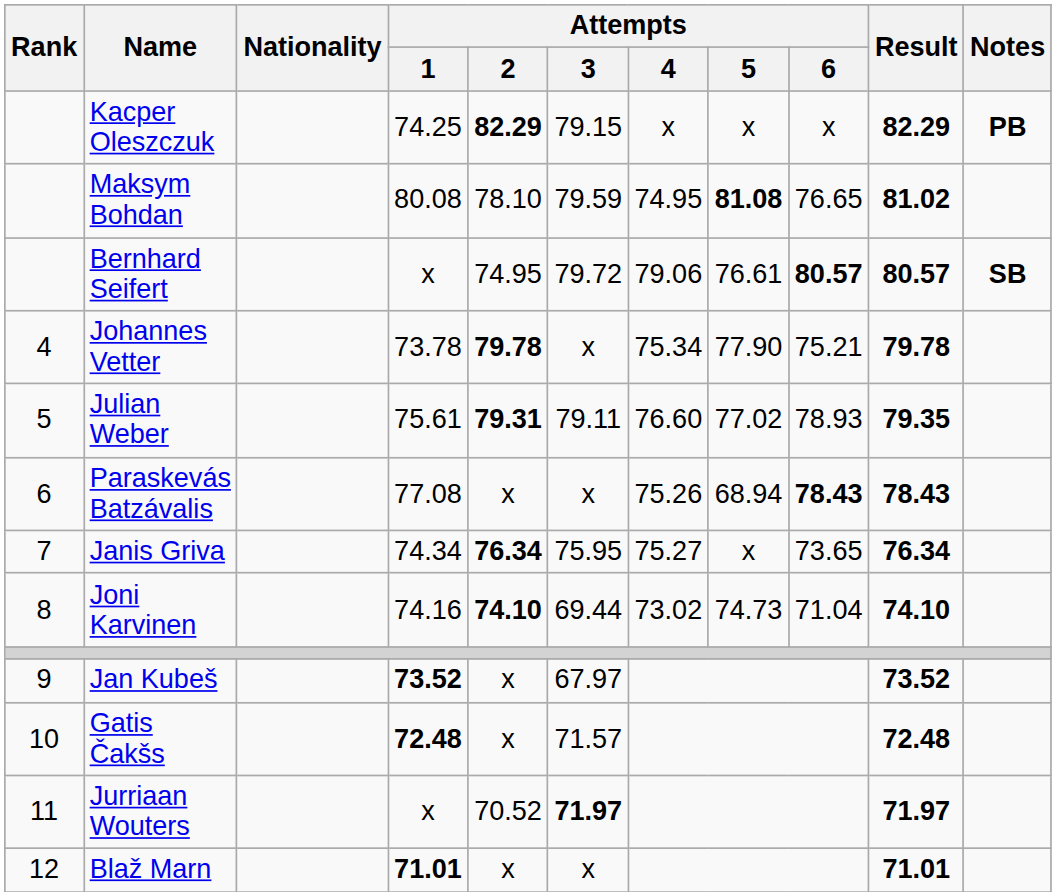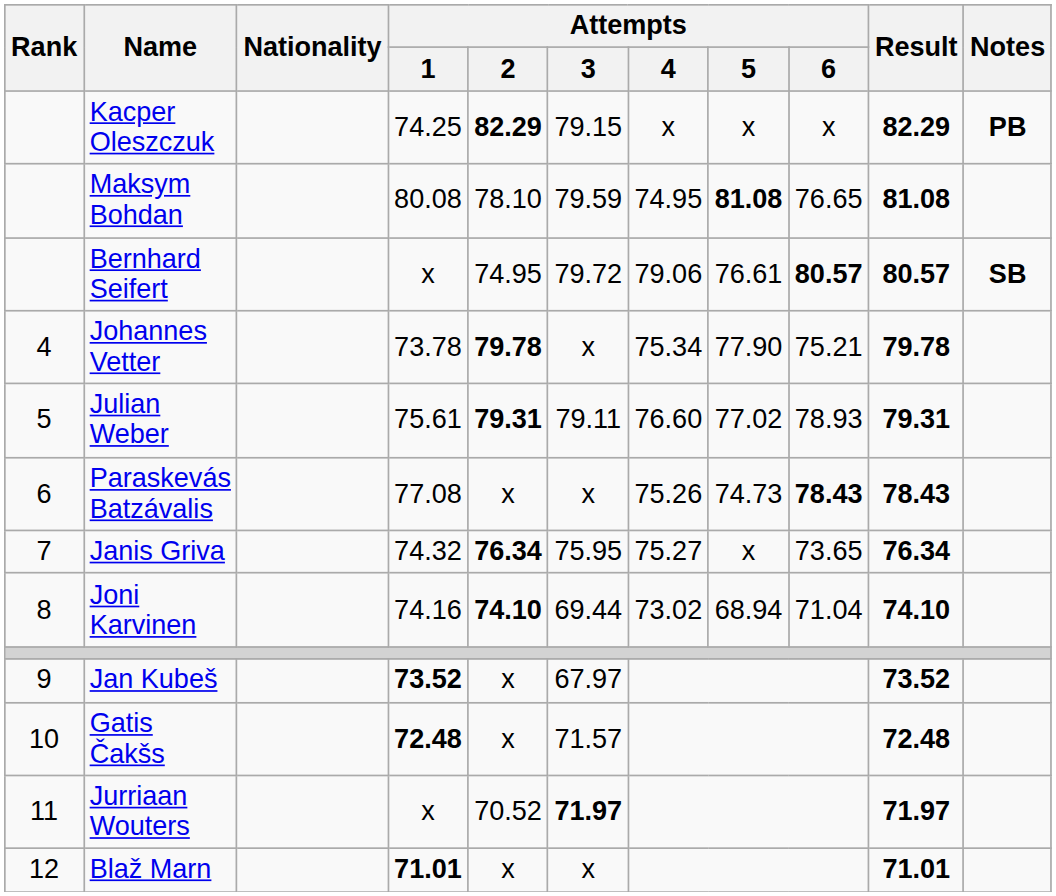(916, 200) 81.02 -> (916, 200) 81.08
(916, 420) 79.35 -> (916, 420) 79.31
(749, 493) 68.94 -> (749, 493) 74.73
(428, 551) 74.34 -> (428, 551) 74.32
(749, 609) 74.73 -> (749, 609) 68.94
